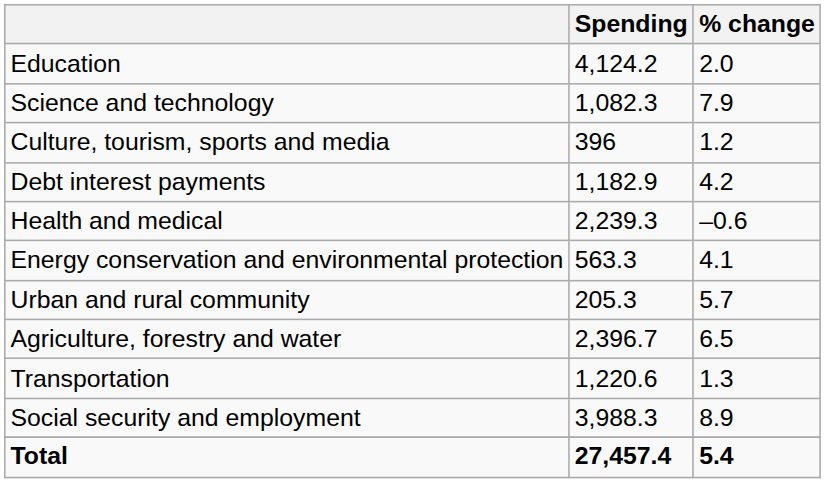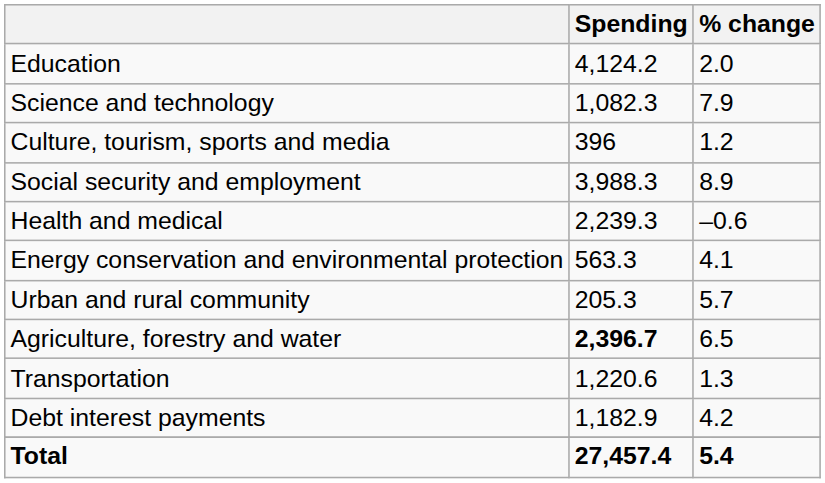rows swapped: (186, 417) <-> (138, 181)
(616, 338) normal -> (616, 338) bold
